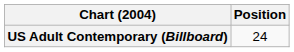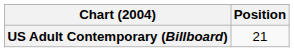(260, 36) 24 -> (260, 36) 21
